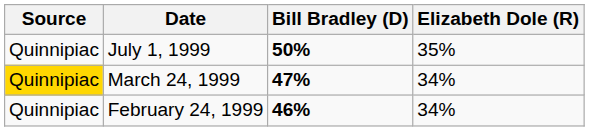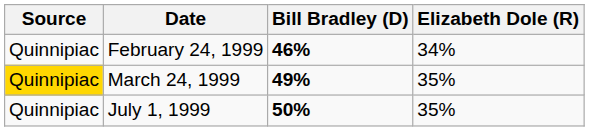rows swapped: (186, 110) <-> (159, 49)
(291, 79) 47% -> (291, 79) 49%
(436, 79) 34% -> (436, 79) 35%
